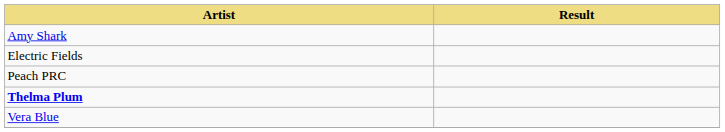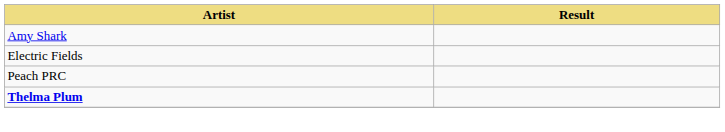- row: (33, 117)
